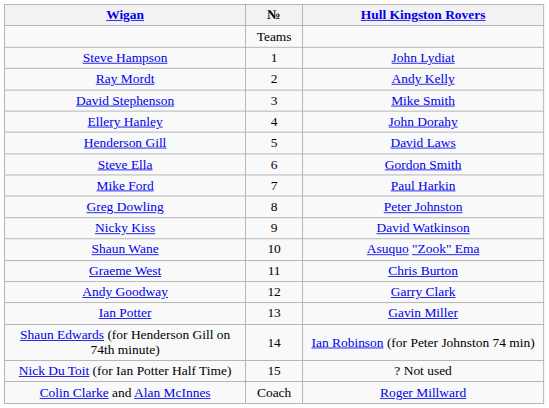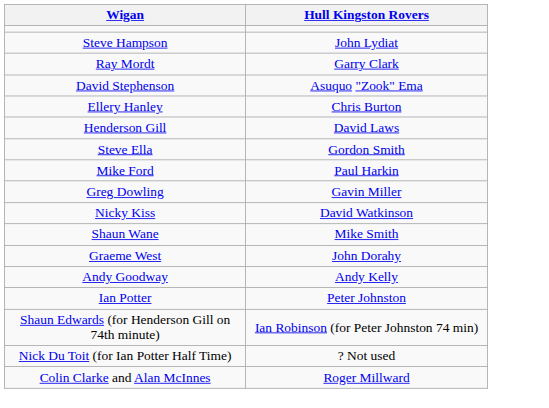- column: (274, 15)
(423, 79) Andy Kelly -> (367, 63) Garry Clark
(423, 100) Mike Smith -> (367, 85) Asuquo "Zook" Ema
(423, 121) John Dorahy -> (367, 106) Chris Burton
(423, 206) Peter Johnston -> (367, 191) Gavin Miller
(423, 249) Asuquo "Zook" Ema -> (367, 234) Mike Smith
(423, 270) Chris Burton -> (367, 255) John Dorahy
(423, 292) Garry Clark -> (367, 277) Andy Kelly
(423, 313) Gavin Miller -> (367, 298) Peter Johnston
